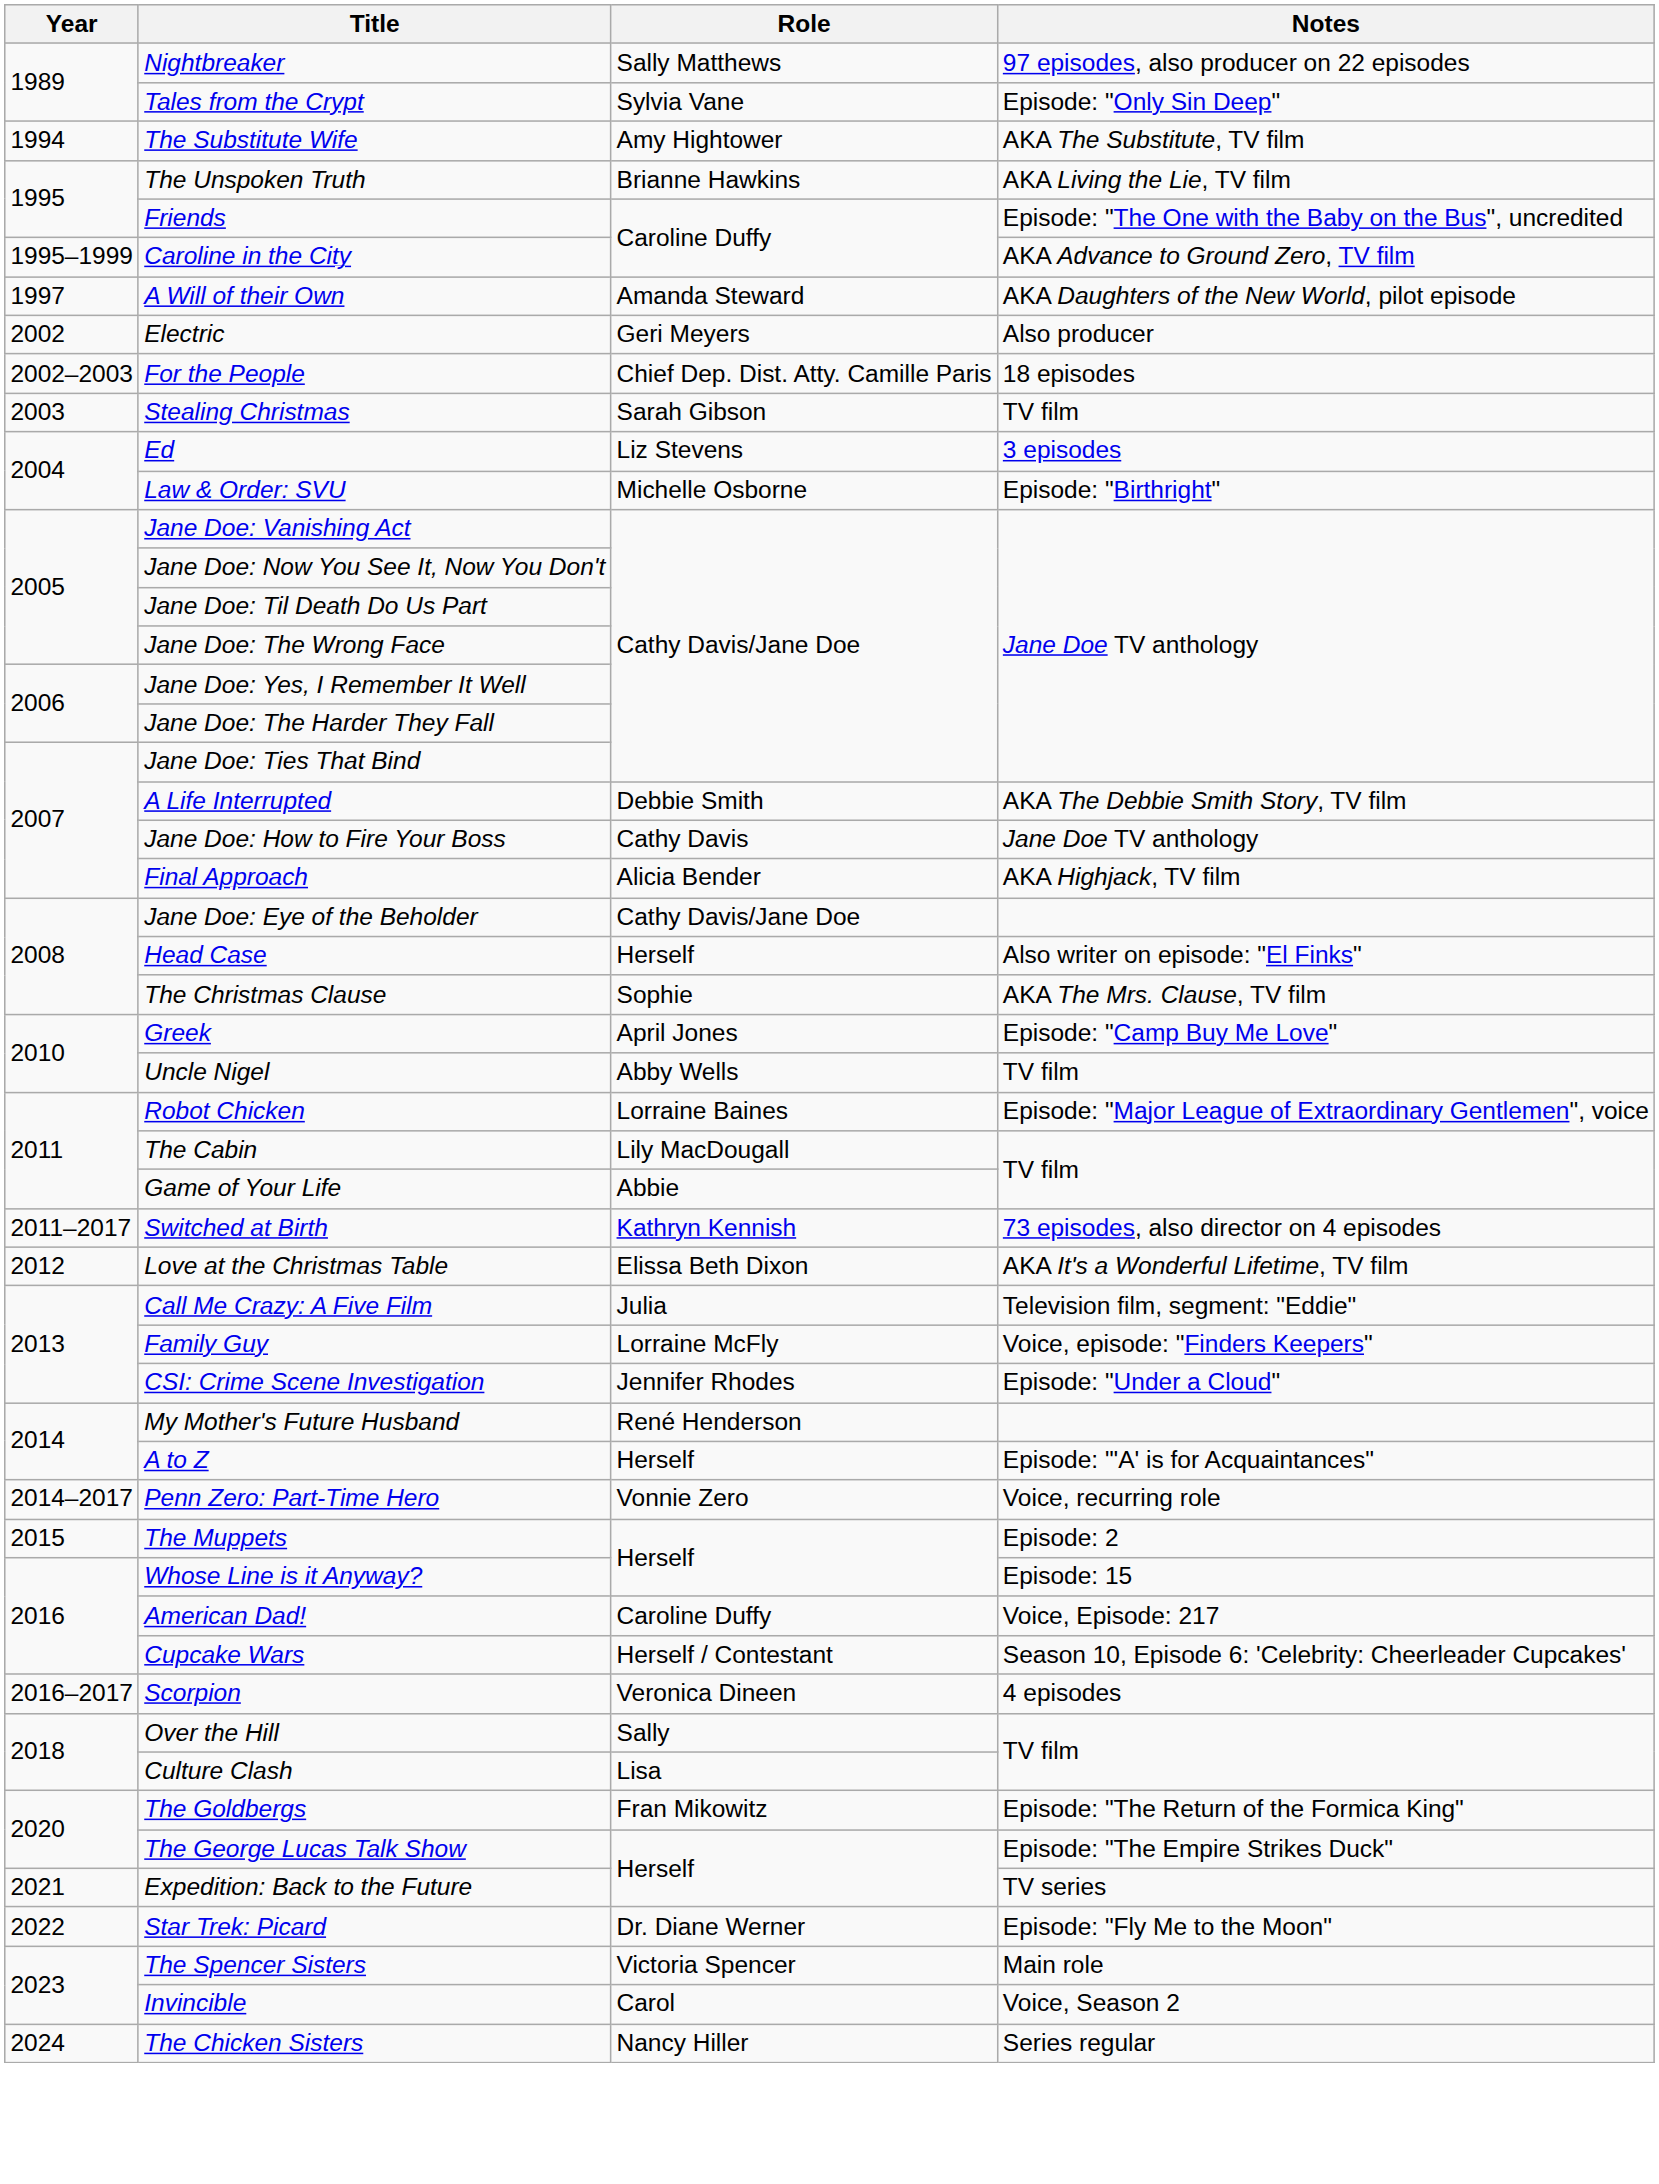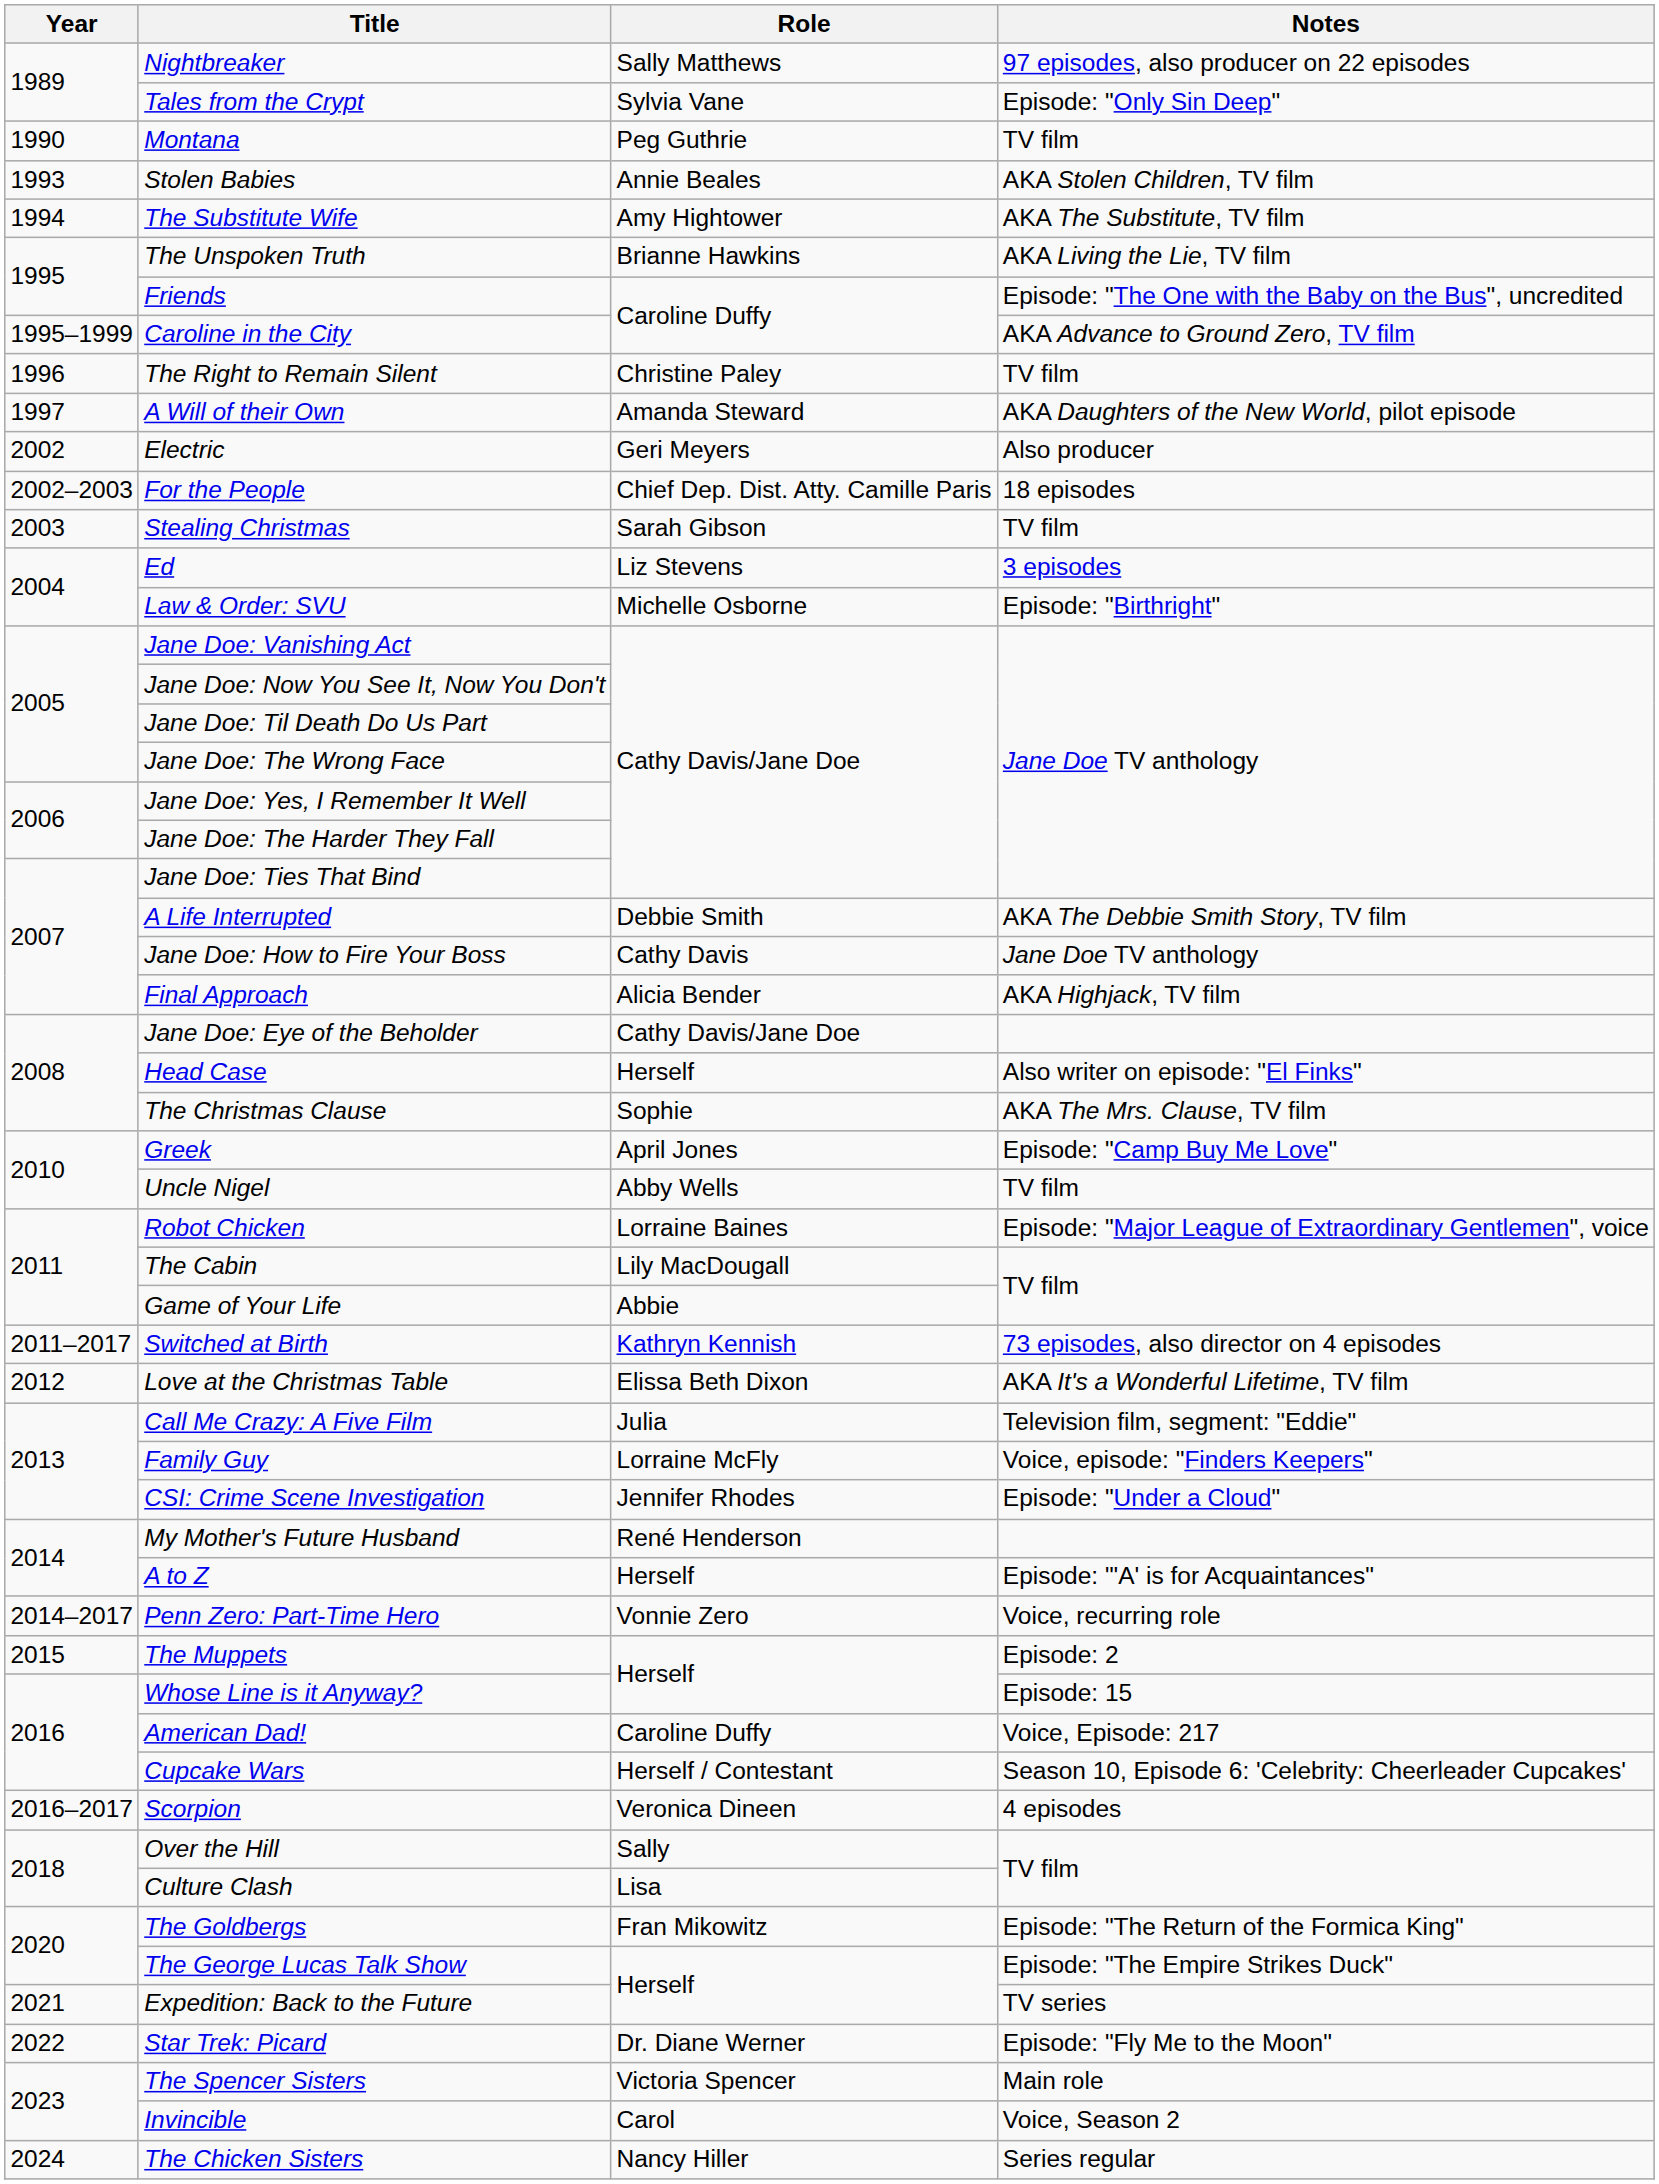+ row: (192, 140)
+ row: (220, 179)
+ row: (291, 373)
